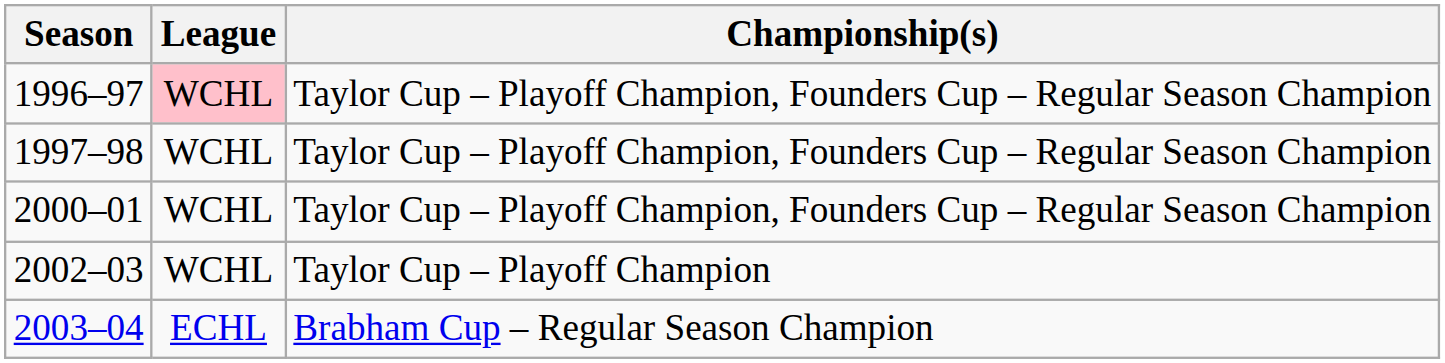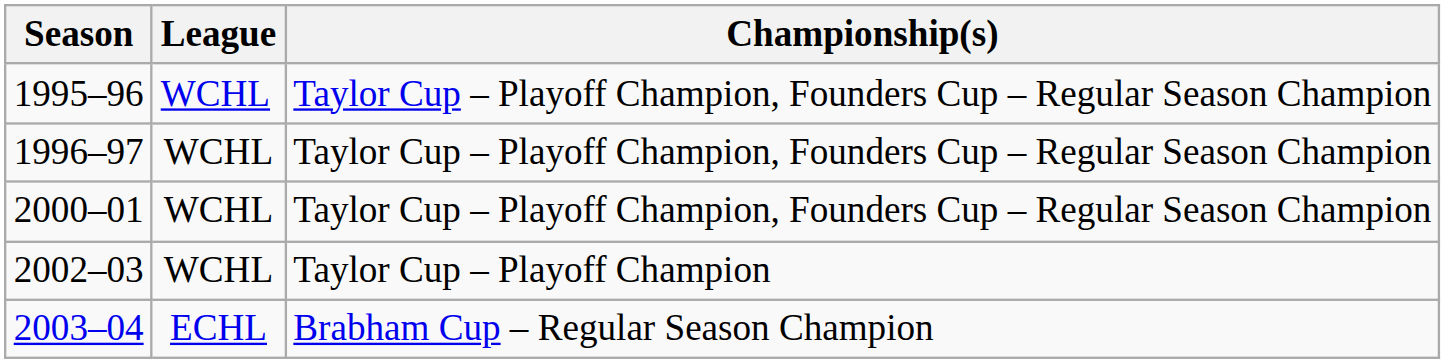+ row: (79, 92)
(218, 92) pink background -> (218, 151) no background
- row: (79, 151)
